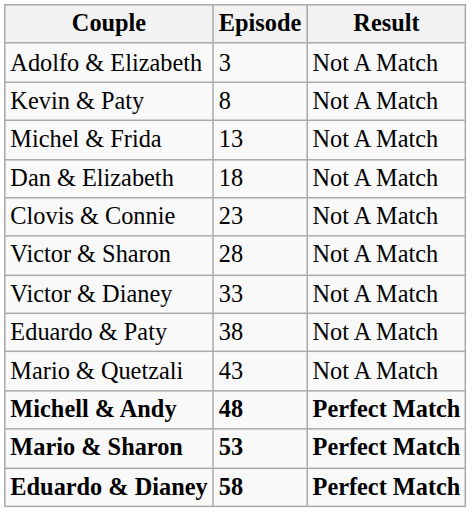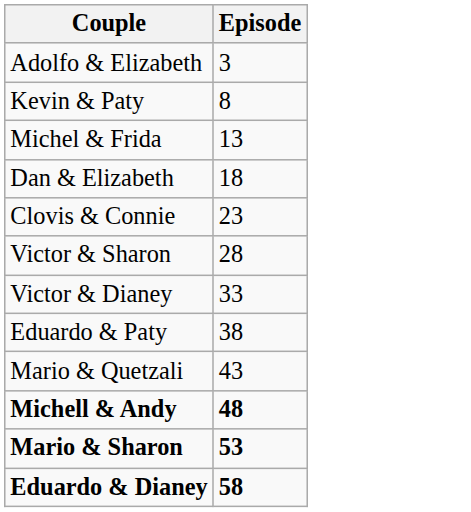- column: (386, 23)
